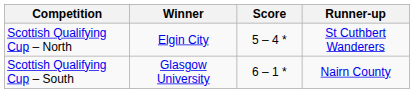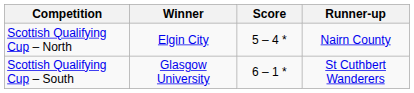(356, 39) St Cuthbert Wanderers -> (356, 39) Nairn County
(356, 72) Nairn County -> (356, 72) St Cuthbert Wanderers
